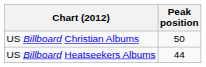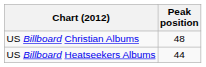(179, 39) 50 -> (179, 39) 48
